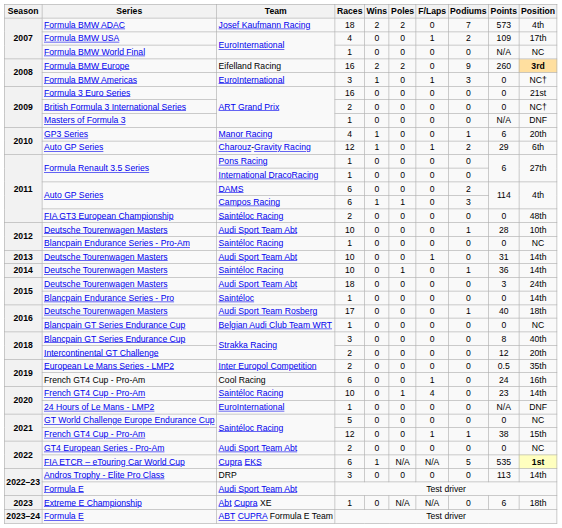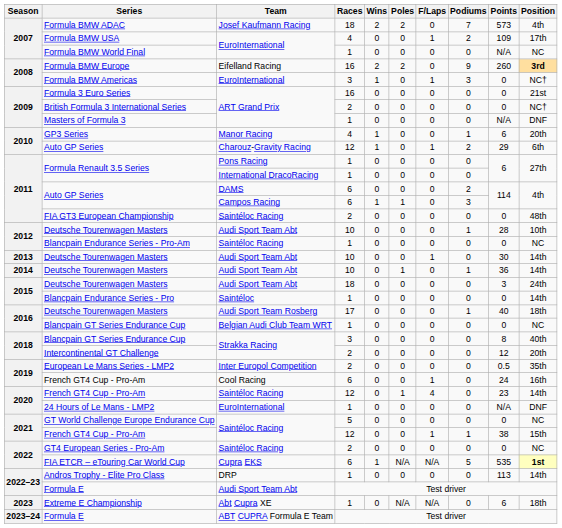(504, 257) 31 -> (504, 257) 30
(251, 271) Saintéloc Racing -> (258, 271) Audi Sport Team Abt
(350, 394) 10 -> (350, 394) 12
(258, 448) Audi Sport Team Abt -> (251, 448) Saintéloc Racing
(350, 476) 3 -> (350, 476) 1
